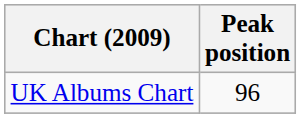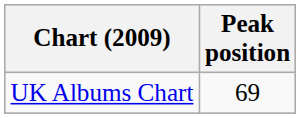(248, 92) 96 -> (248, 92) 69
